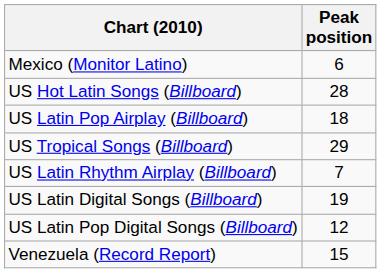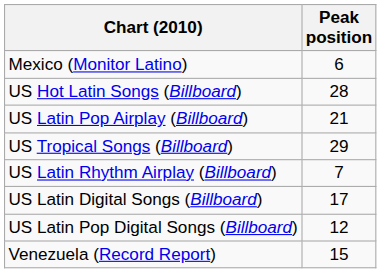(339, 118) 18 -> (339, 118) 21
(339, 200) 19 -> (339, 200) 17
